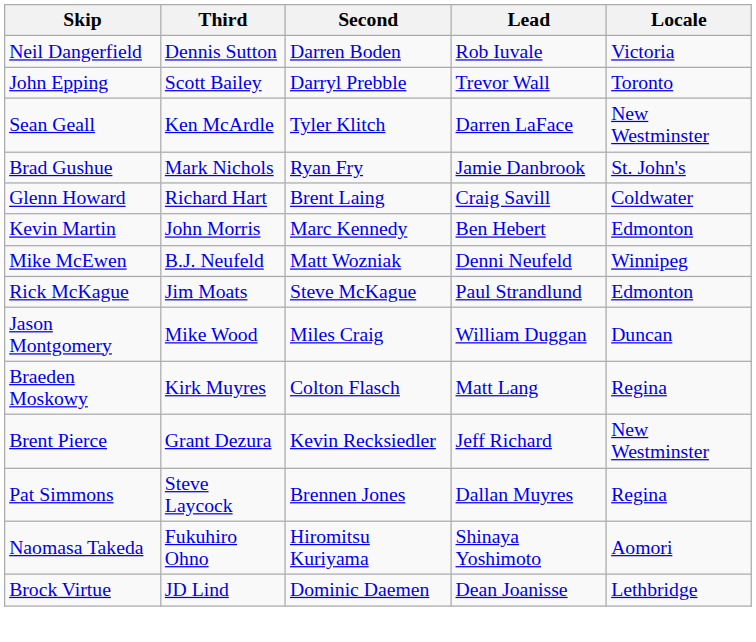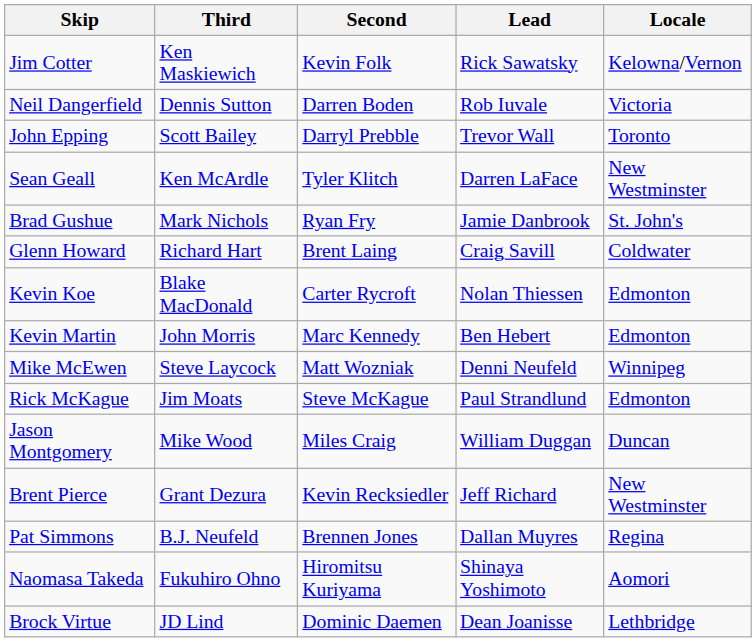+ row: (50, 62)
+ row: (52, 293)
(214, 260) B.J. Neufeld -> (218, 367) Steve Laycock
- row: (49, 387)
(199, 494) Steve Laycock -> (209, 536) B.J. Neufeld
